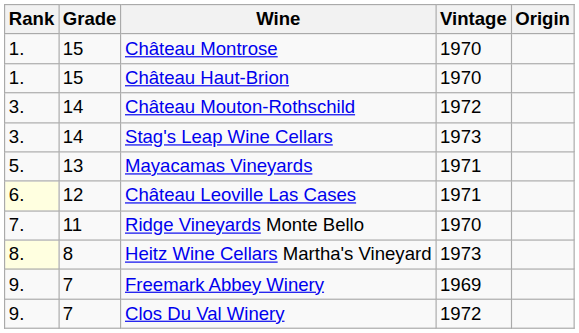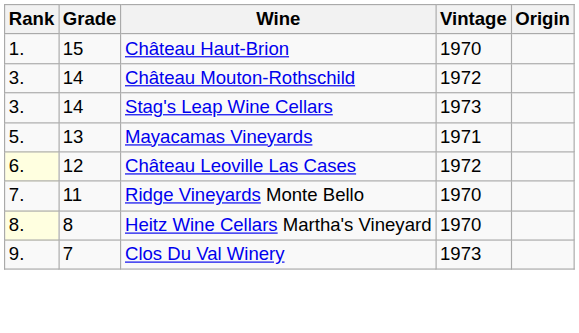- row: (201, 48)
(461, 195) 1971 -> (461, 166) 1972
(461, 254) 1973 -> (461, 225) 1970
- row: (225, 284)
(461, 313) 1972 -> (461, 254) 1973
